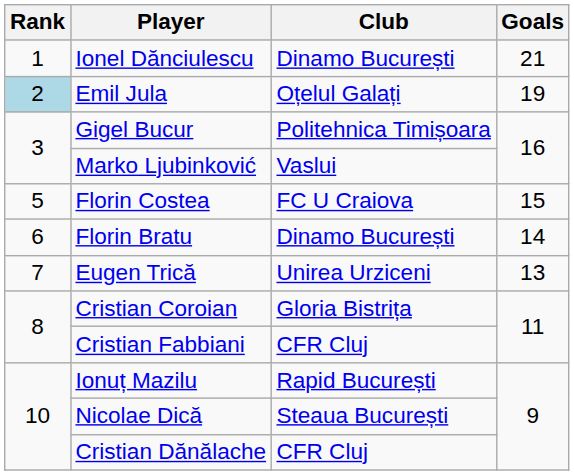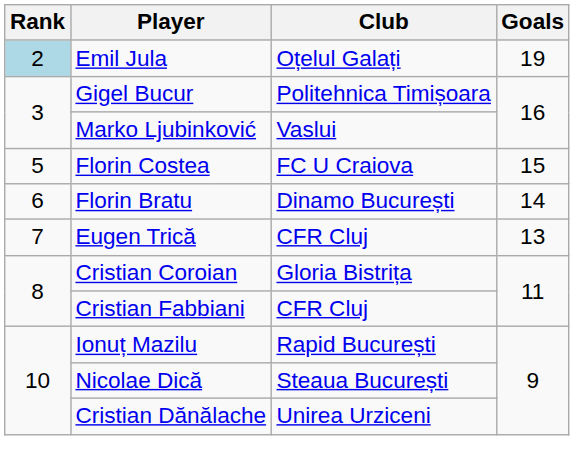- row: (165, 58)
(354, 272) Unirea Urziceni -> (322, 237) CFR Cluj
(322, 451) CFR Cluj -> (354, 415) Unirea Urziceni
